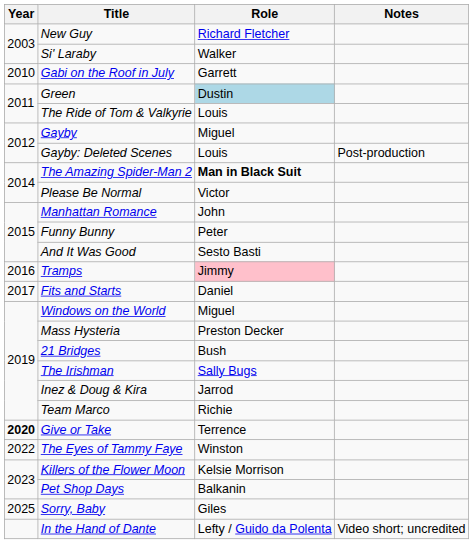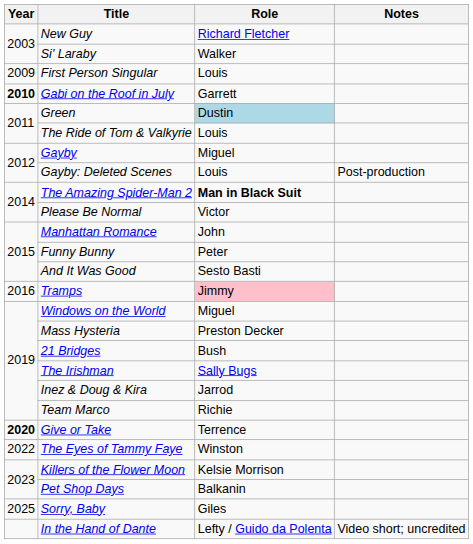+ row: (99, 73)
(21, 73) normal -> (21, 93) bold
- row: (81, 291)
